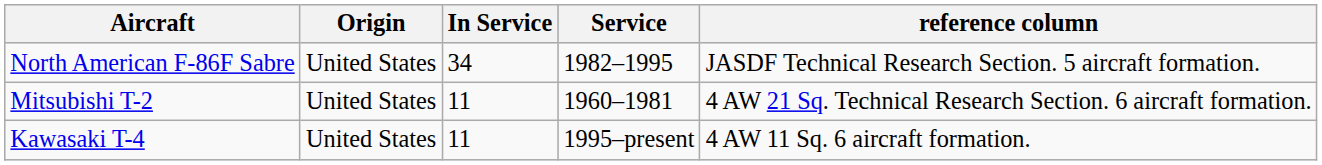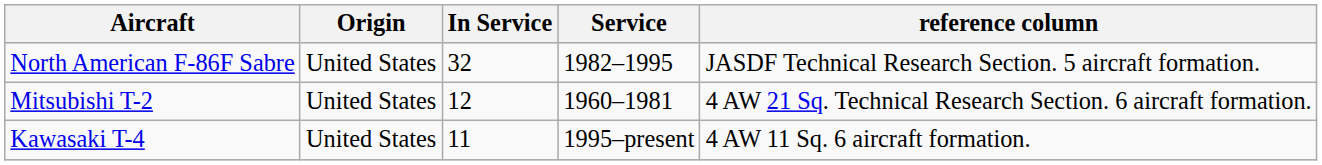(460, 62) 34 -> (460, 62) 32
(459, 100) 11 -> (460, 100) 12
